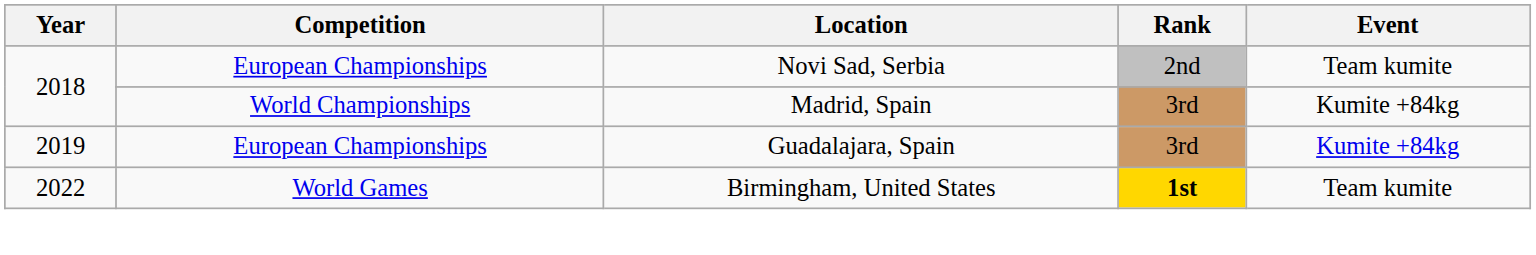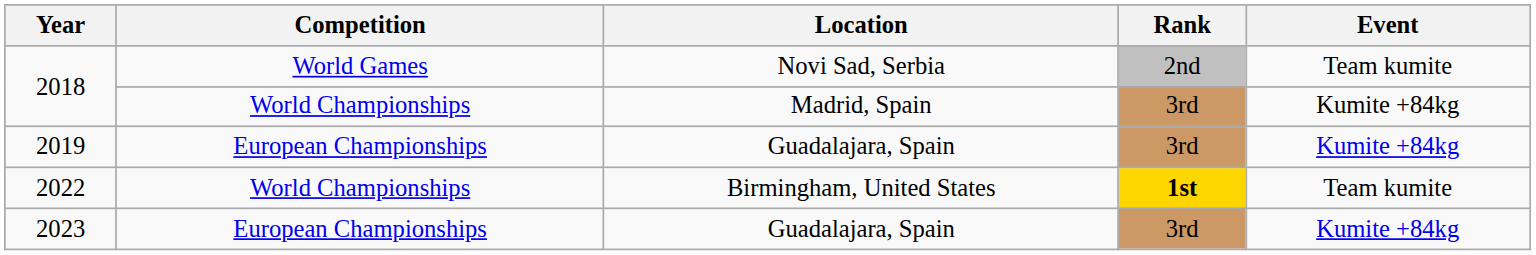(360, 65) European Championships -> (360, 65) World Games
(360, 187) World Games -> (360, 187) World Championships
+ row: (61, 228)
